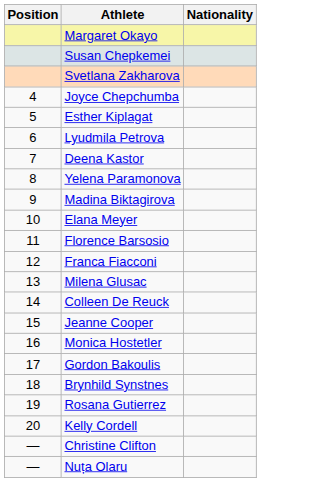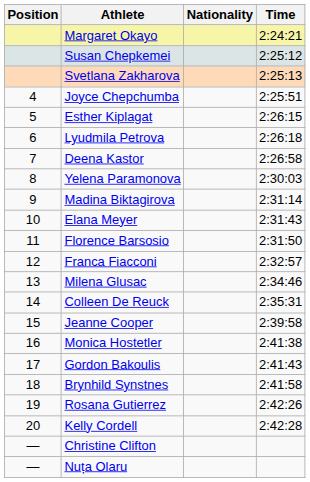+ column: (281, 14)
